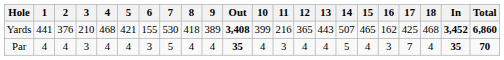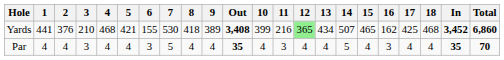(305, 30) no background -> (305, 30) lightgreen background
(326, 30) 443 -> (326, 30) 434
(410, 47) 7 -> (410, 47) 4
